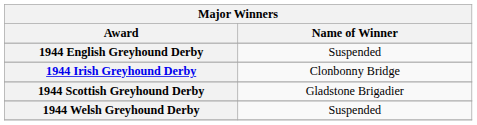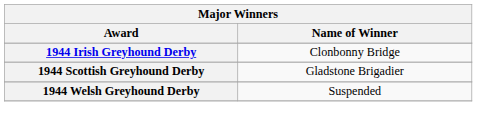- row: (121, 52)
